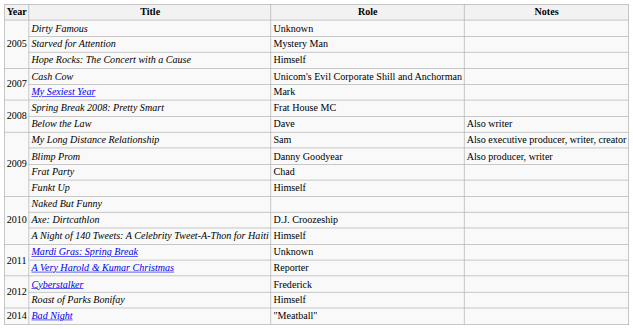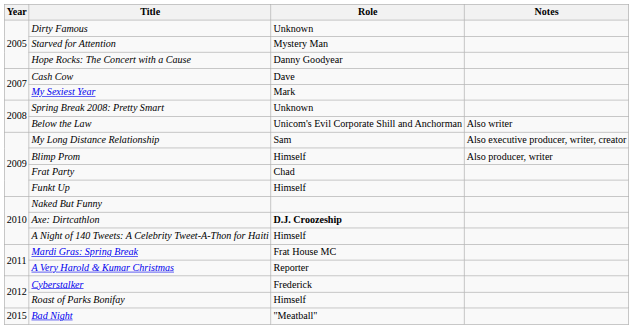(290, 60) Himself -> (308, 60) Danny Goodyear
(368, 76) Unicom's Evil Corporate Shill and Anchorman -> (284, 76) Dave
(305, 108) Frat House MC -> (293, 108) Unknown
(284, 124) Dave -> (368, 124) Unicom's Evil Corporate Shill and Anchorman
(308, 156) Danny Goodyear -> (290, 156) Himself
(306, 220) normal -> (308, 220) bold
(293, 252) Unknown -> (305, 252) Frat House MC
(17, 316) 2014 -> (17, 316) 2015
